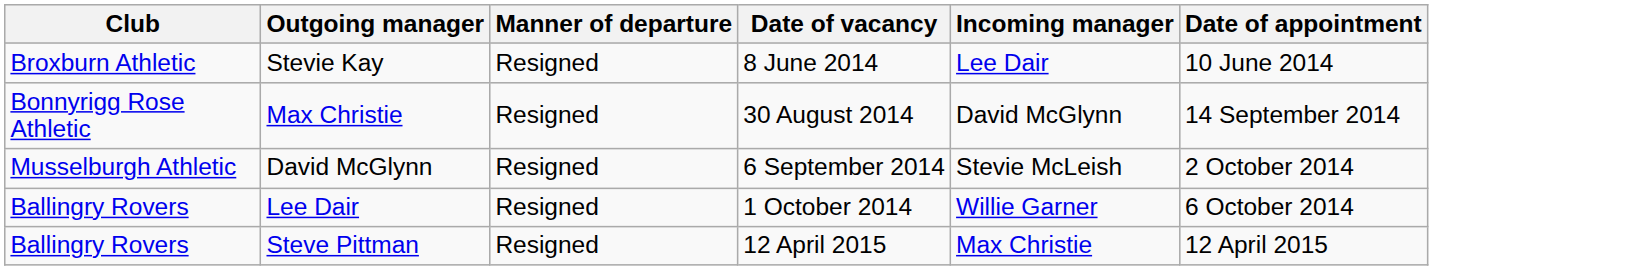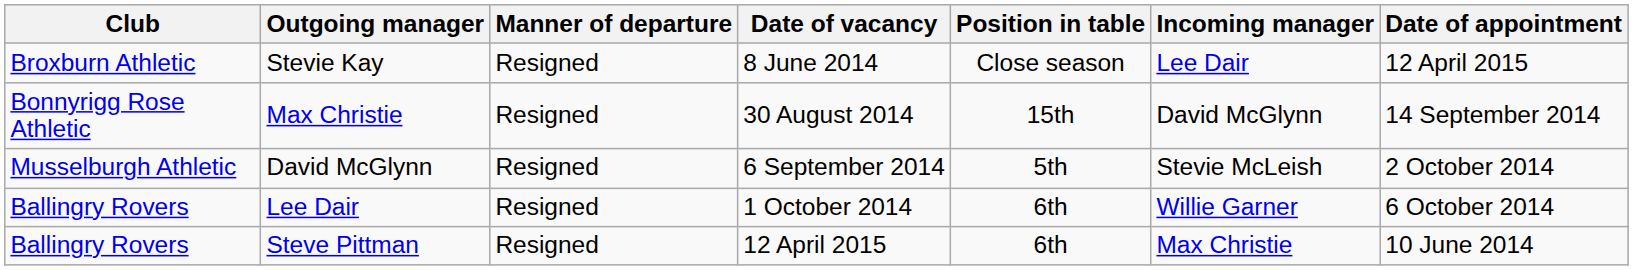+ column: (1051, 23)
(1259, 62) 10 June 2014 -> (1457, 62) 12 April 2015
(1256, 245) 12 April 2015 -> (1460, 245) 10 June 2014
